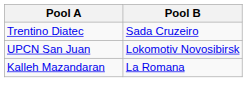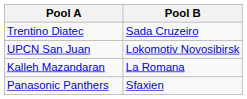+ row: (58, 85)
